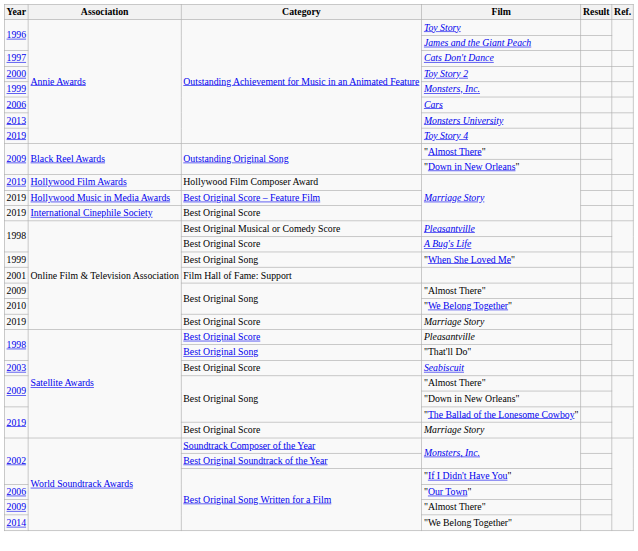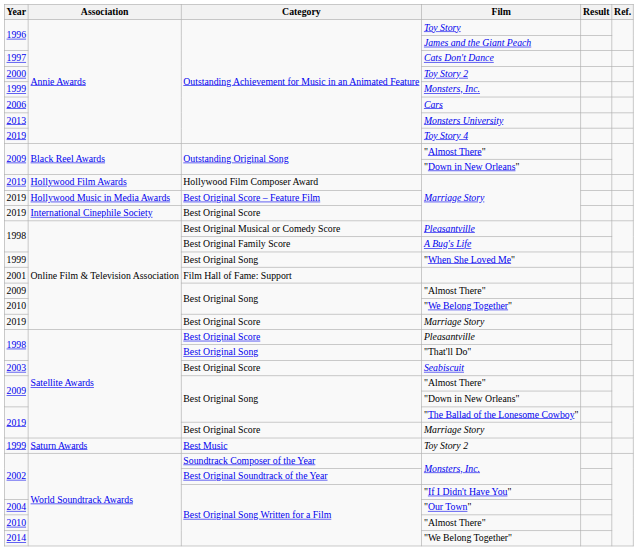(222, 244) Best Original Score -> (237, 244) Best Original Family Score
+ row: (59, 445)
(16, 492) 2006 -> (16, 507) 2004
(16, 507) 2009 -> (16, 523) 2010
